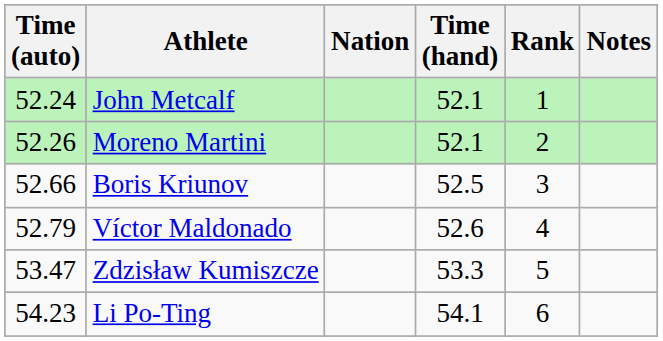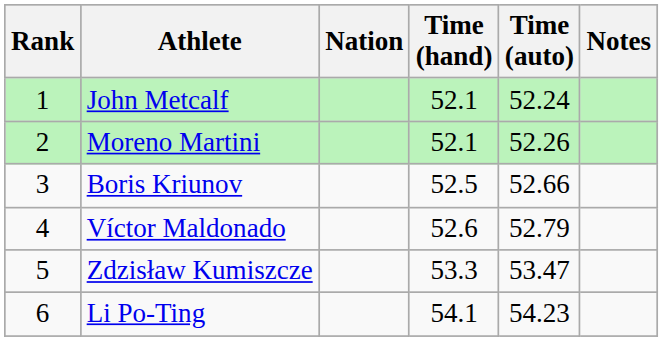columns swapped: (542, 41) <-> (46, 41)
